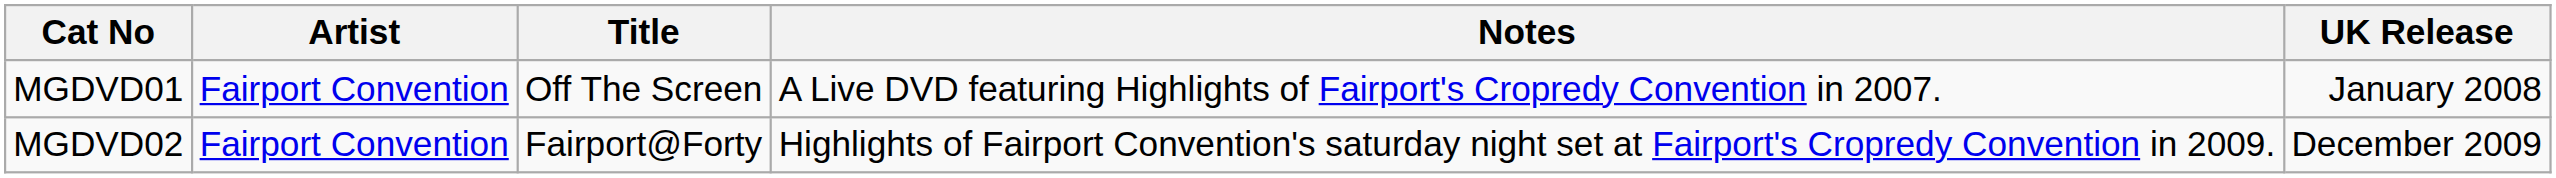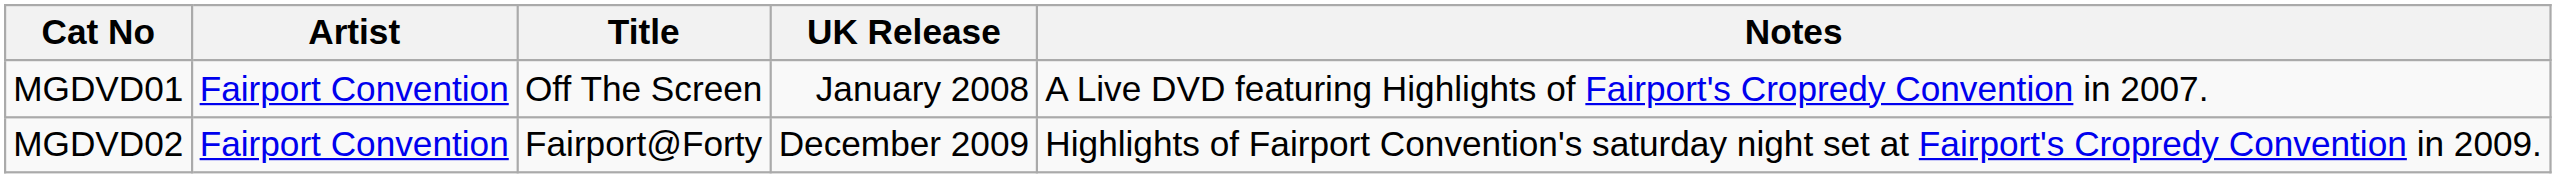columns swapped: (2417, 32) <-> (1527, 32)
